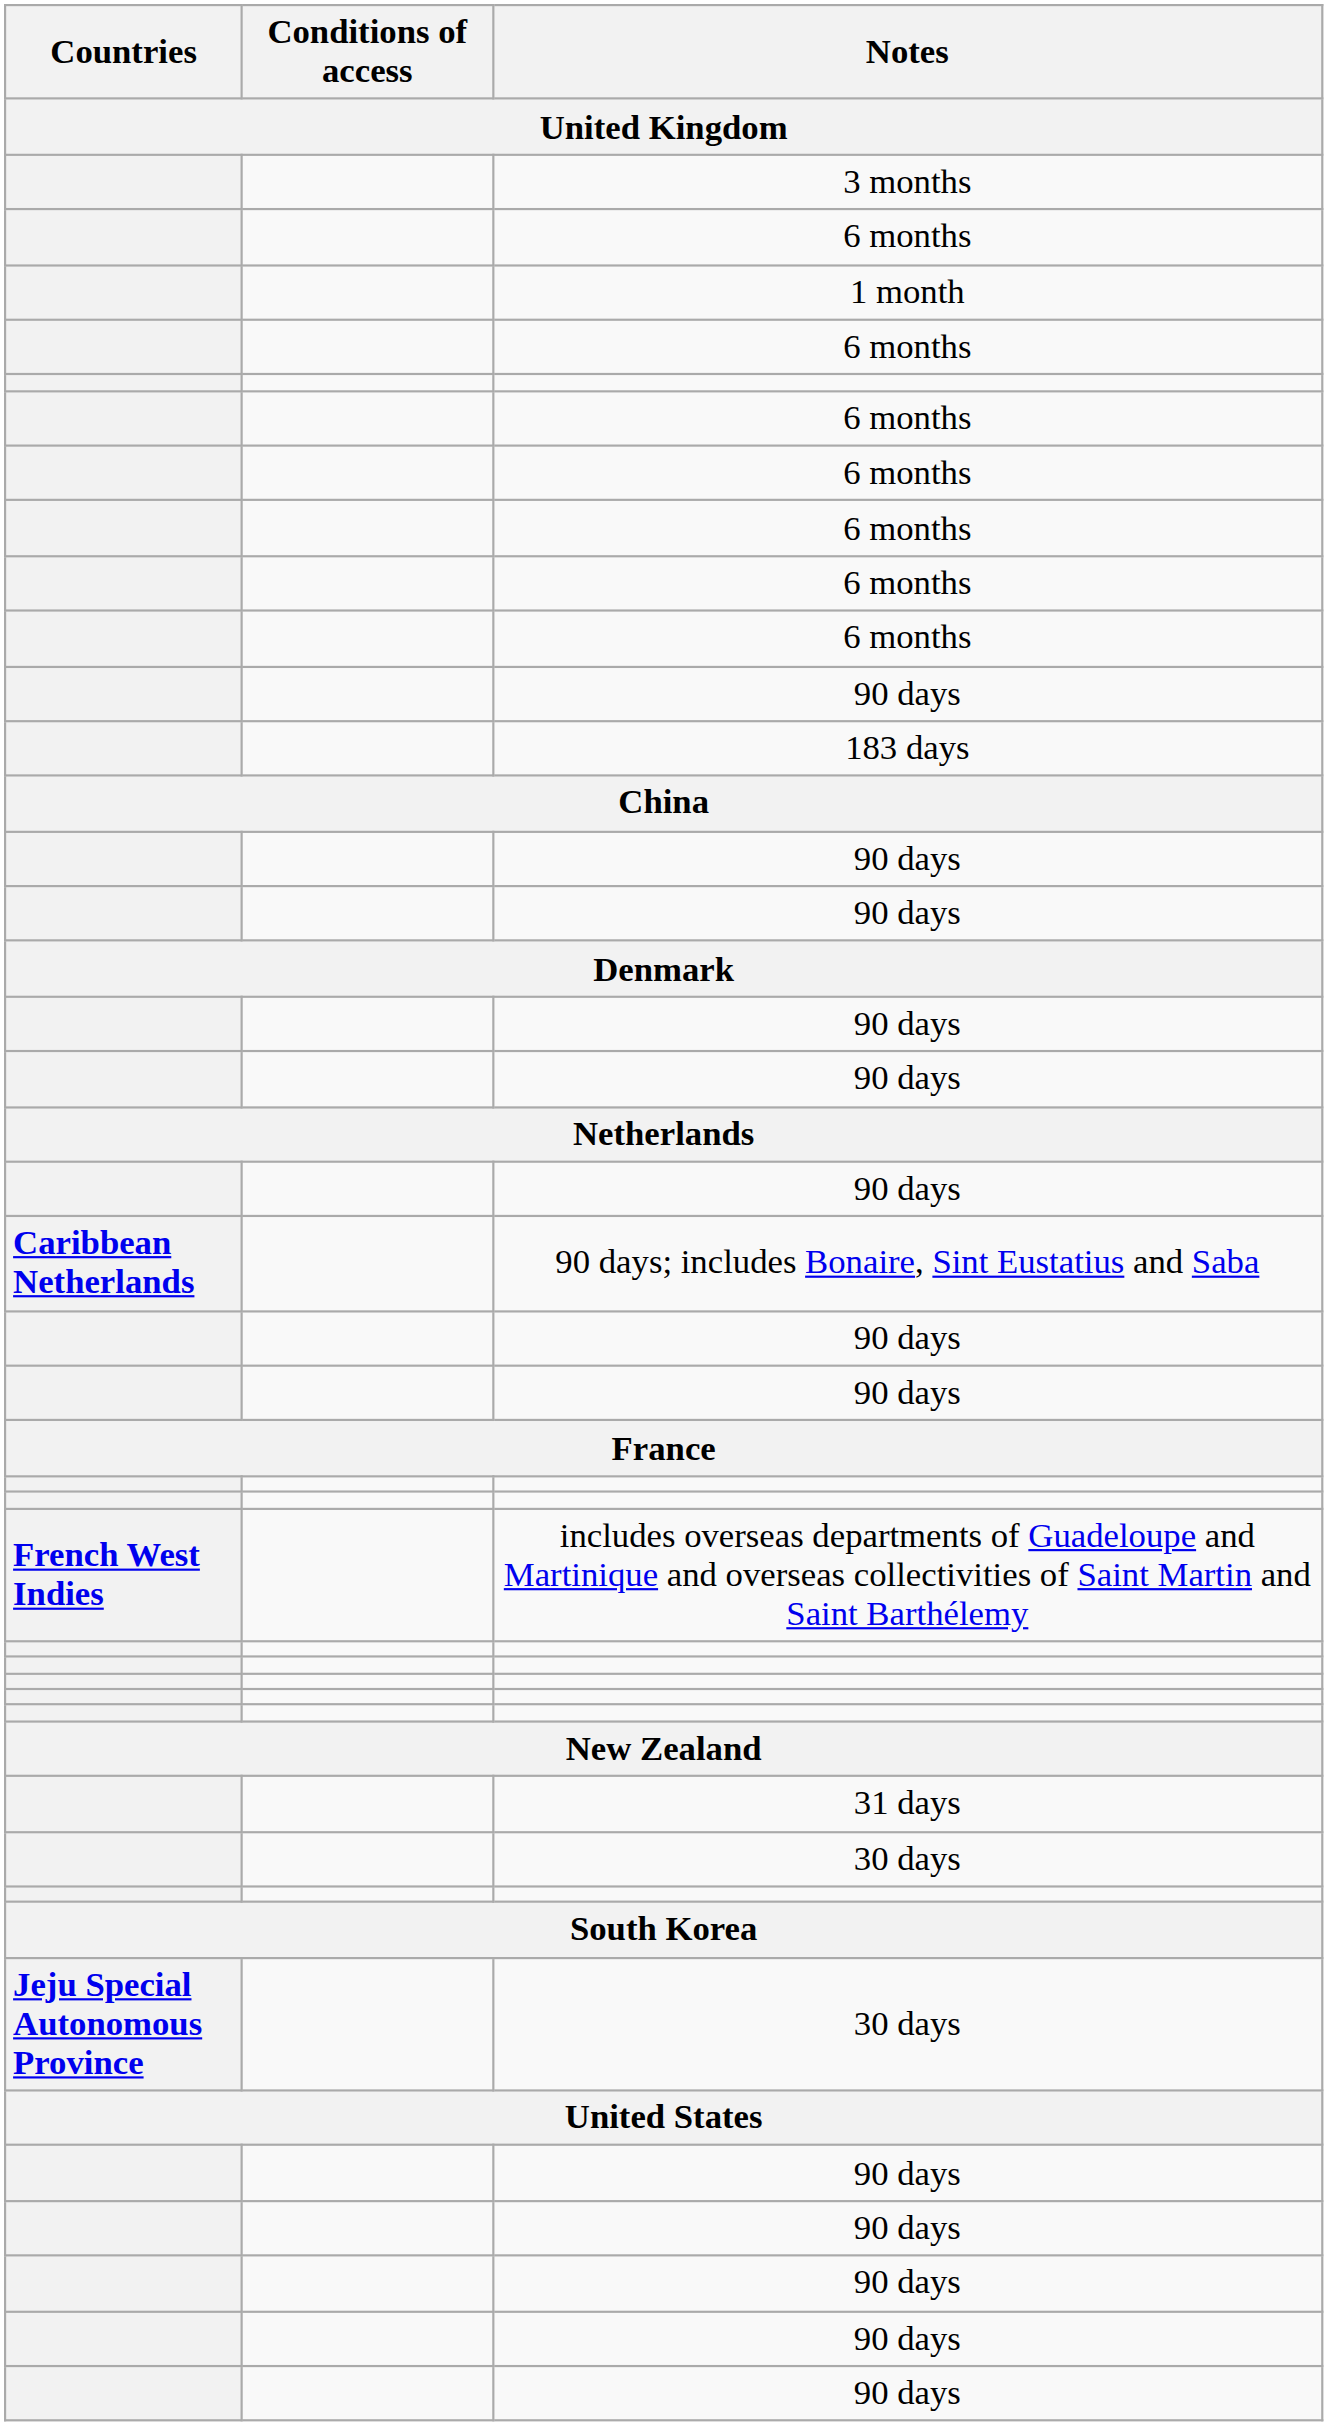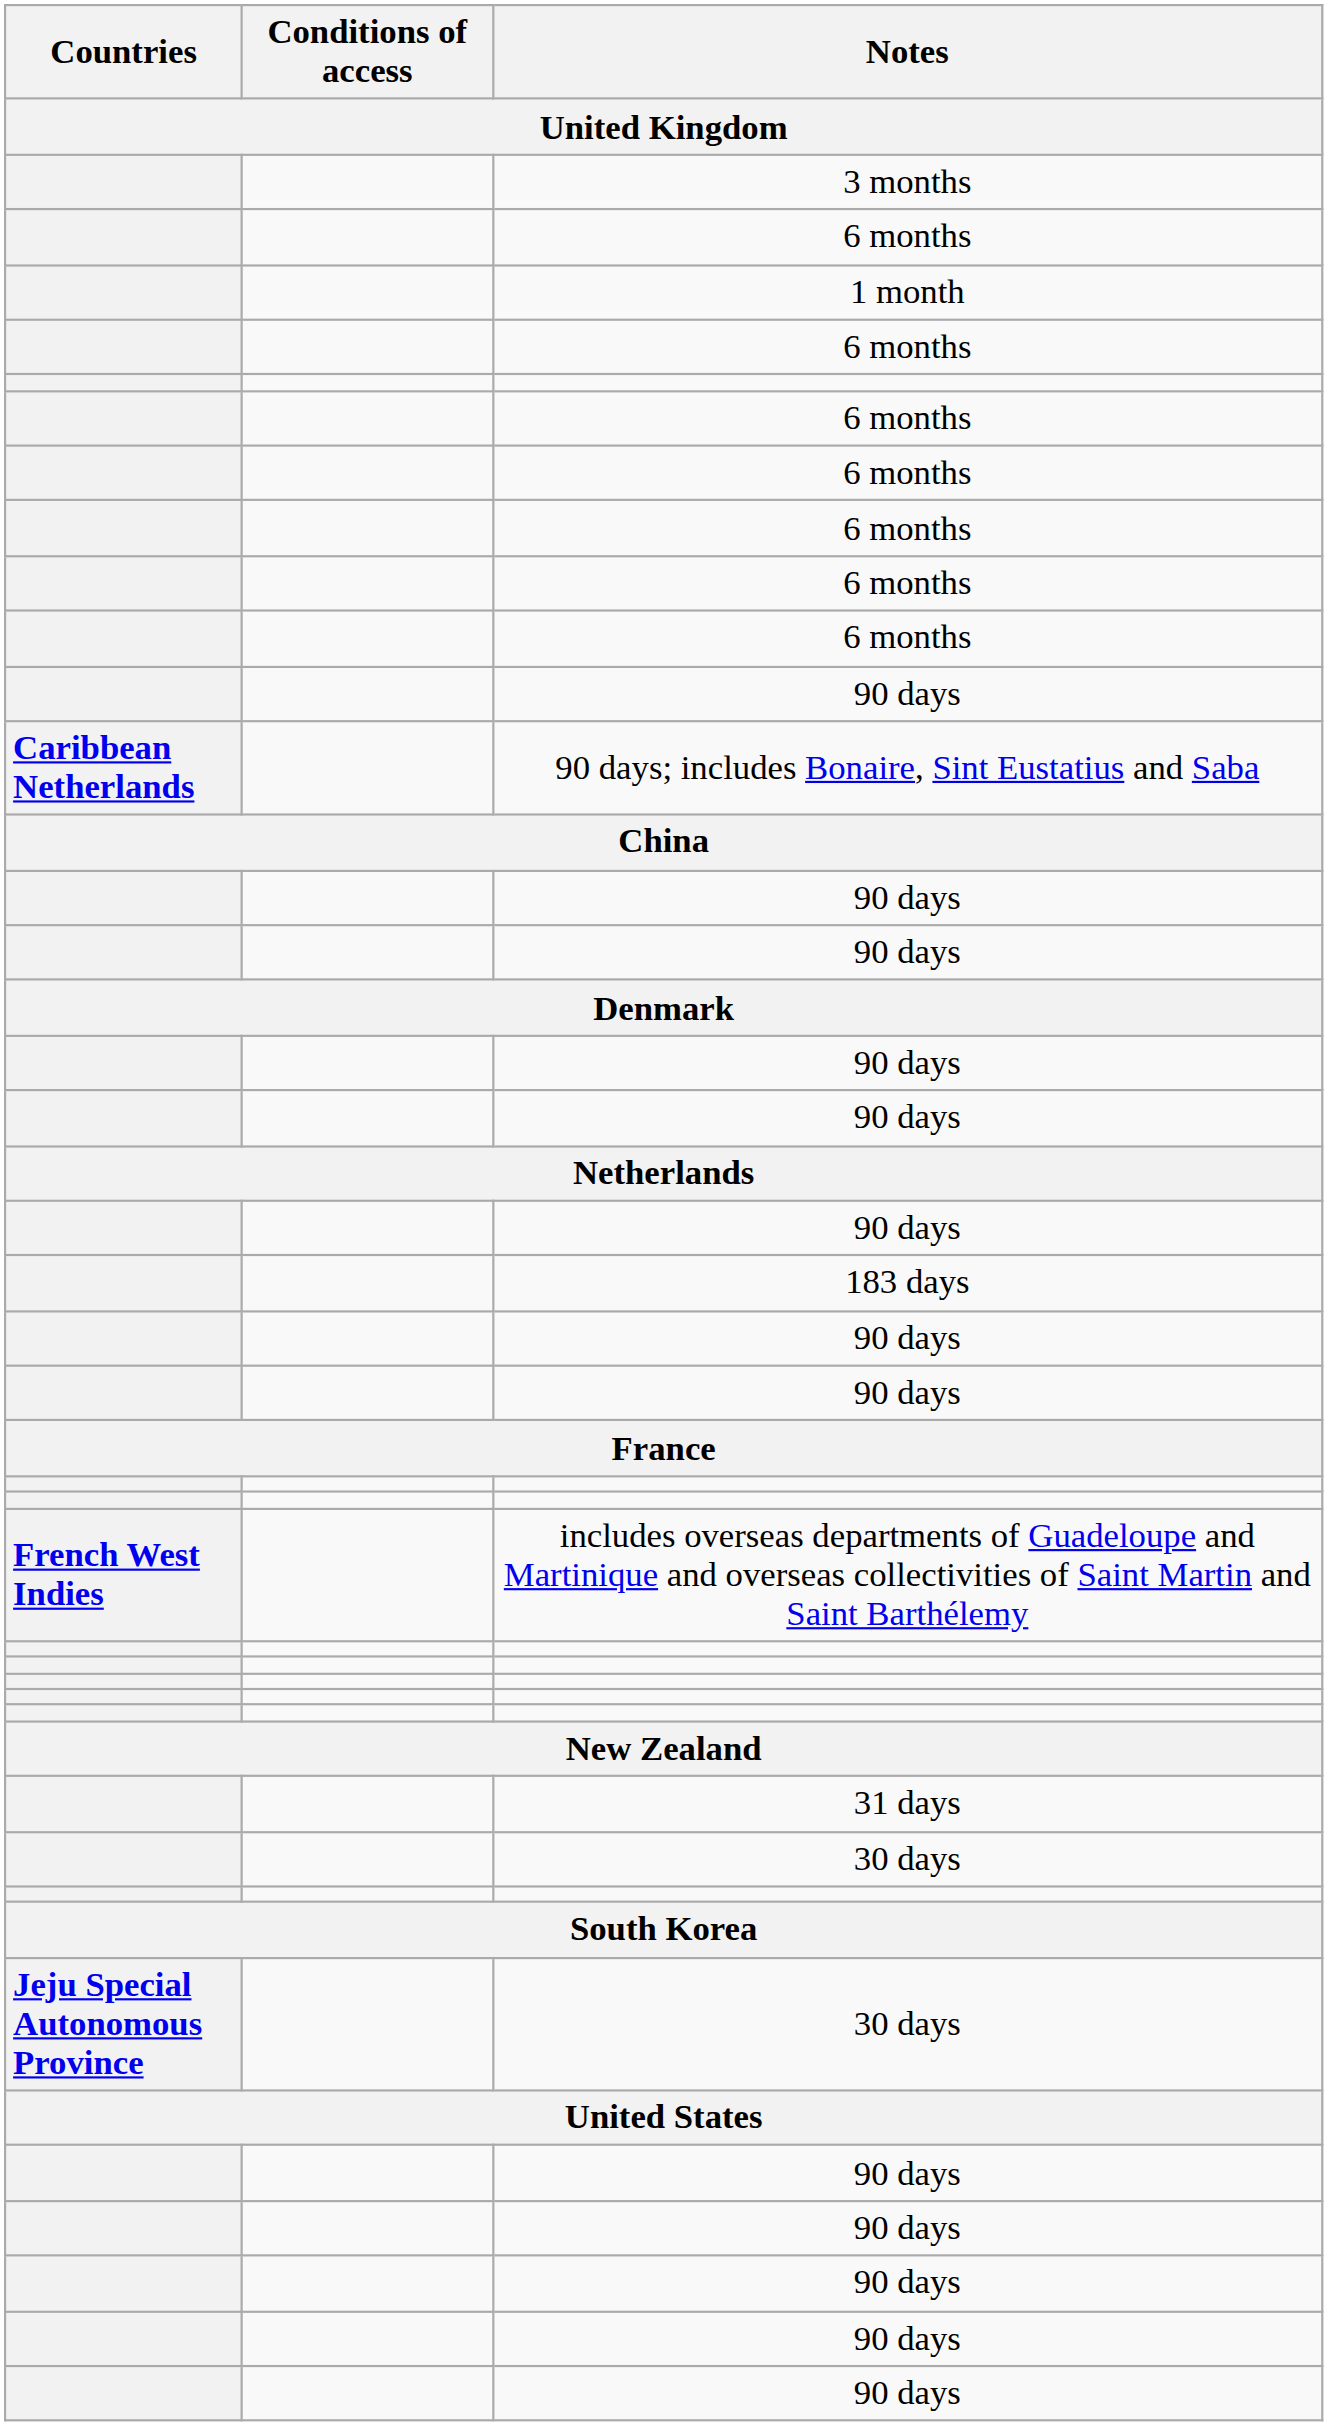rows swapped: (124, 748) <-> (104, 1262)
